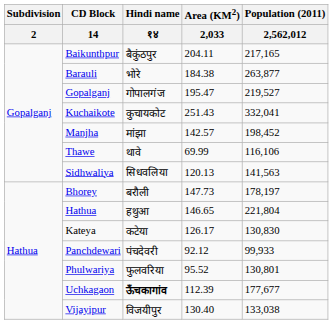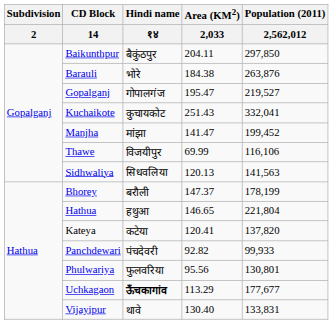(262, 53) 217,165 -> (262, 53) 297,850
(262, 73) 263,877 -> (262, 73) 263,876
(199, 132) 142.57 -> (199, 132) 141.47
(262, 132) 198,452 -> (262, 132) 199,452
(133, 152) थावे -> (144, 152) विजयीपुर
(199, 191) 147.73 -> (199, 191) 147.37
(262, 191) 178,197 -> (262, 191) 178,199
(199, 231) 126.17 -> (199, 231) 120.41
(262, 231) 130,830 -> (262, 231) 137,820
(197, 250) 92.12 -> (197, 250) 92.82
(197, 270) 95.52 -> (197, 270) 95.56
(199, 290) 112.39 -> (199, 290) 113.29
(144, 310) विजयीपुर -> (133, 310) थावे
(262, 309) 133,038 -> (262, 309) 133,831
